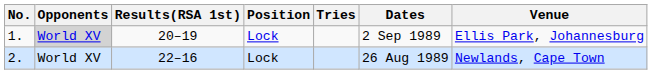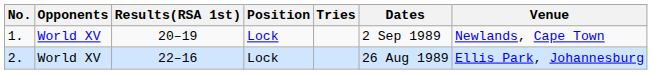(69, 37) lightgrey background -> (69, 37) no background
(549, 37) Ellis Park, Johannesburg -> (530, 37) Newlands, Cape Town
(530, 58) Newlands, Cape Town -> (549, 58) Ellis Park, Johannesburg
